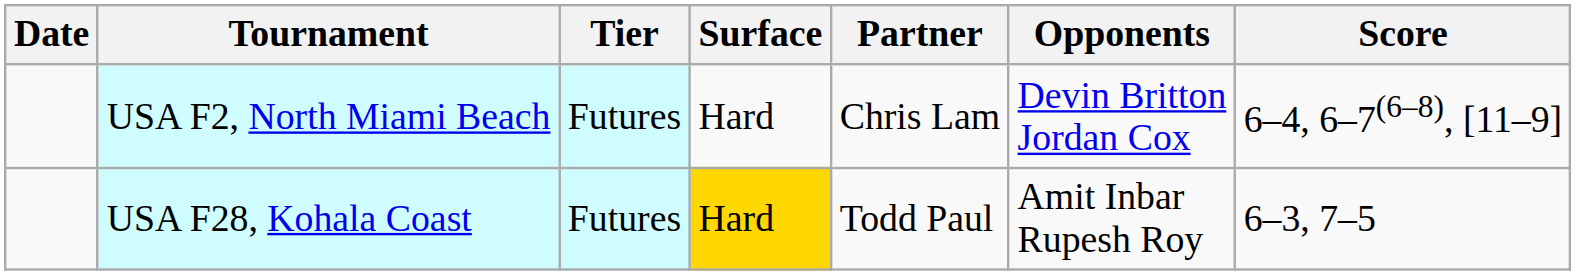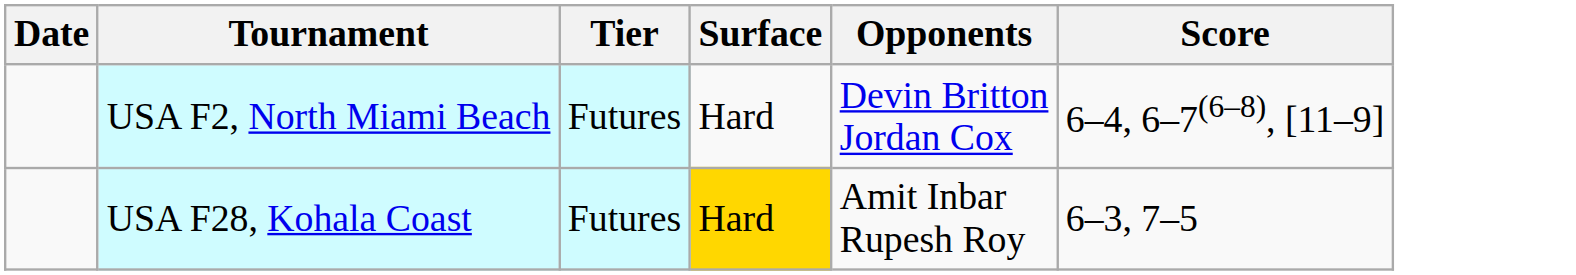- column: (920, 34)
